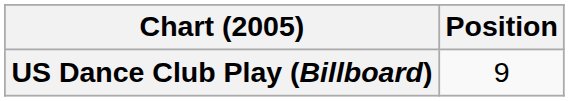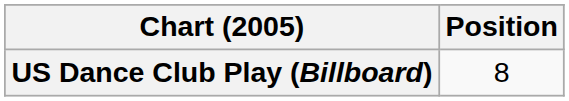(502, 72) 9 -> (502, 72) 8
